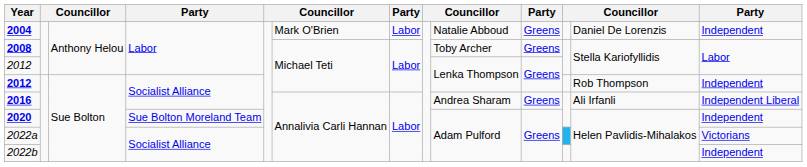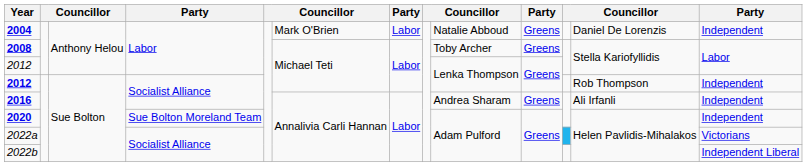(750, 100) Independent Liberal -> (732, 100) Independent
(732, 153) Independent -> (750, 153) Independent Liberal
